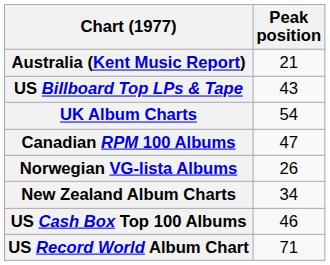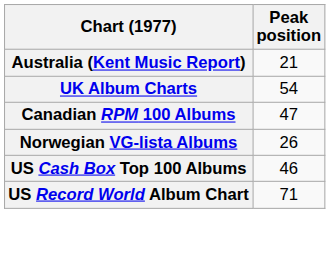- row: (129, 89)
- row: (129, 194)
